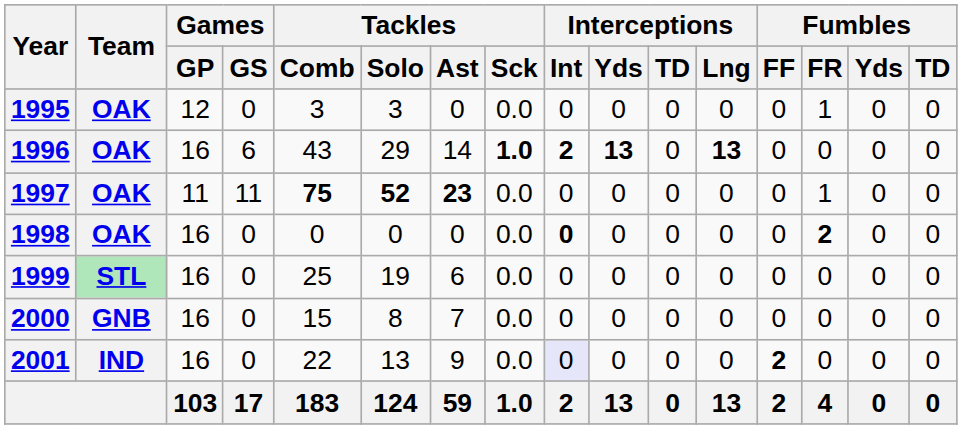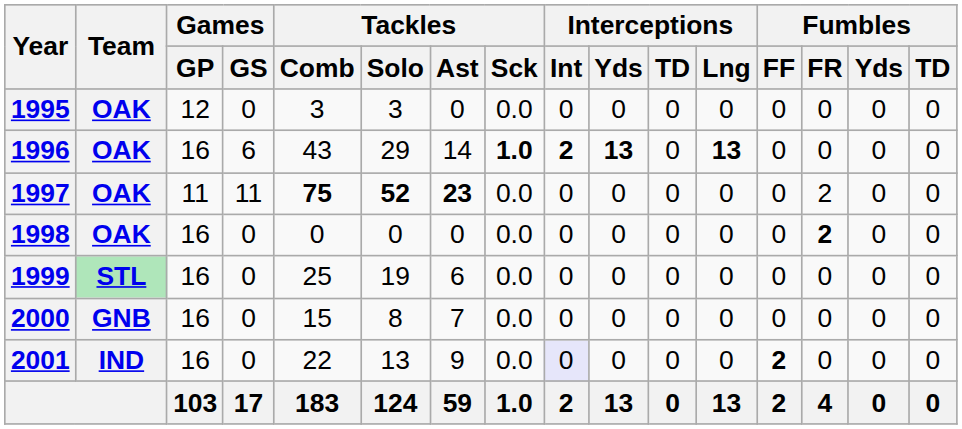(825, 109) 1 -> (825, 109) 0
(825, 192) 1 -> (825, 192) 2
(566, 234) bold -> (566, 234) normal
